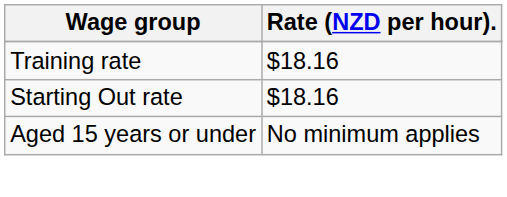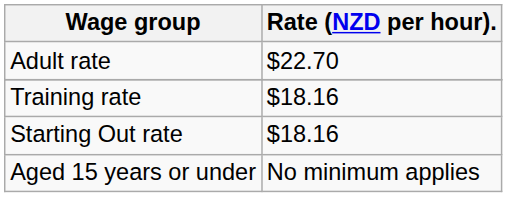+ row: (60, 60)
